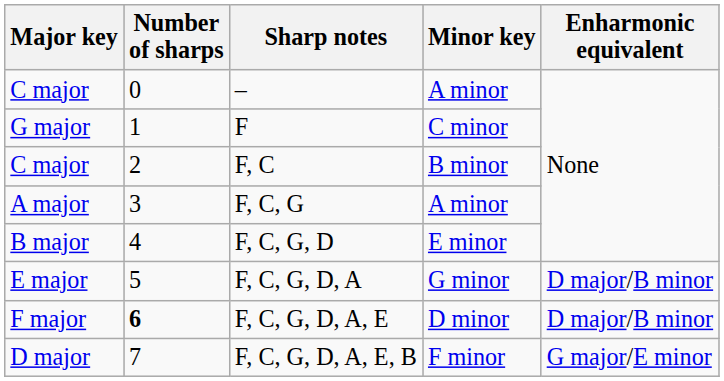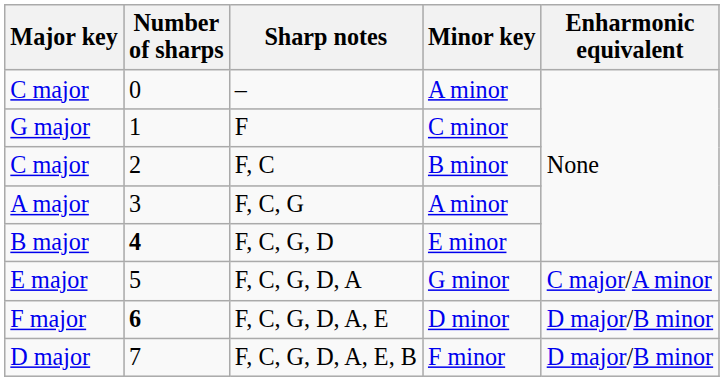(135, 242) normal -> (135, 242) bold
(630, 280) D major/B minor -> (629, 280) C major/A minor
(629, 357) G major/E minor -> (630, 357) D major/B minor
